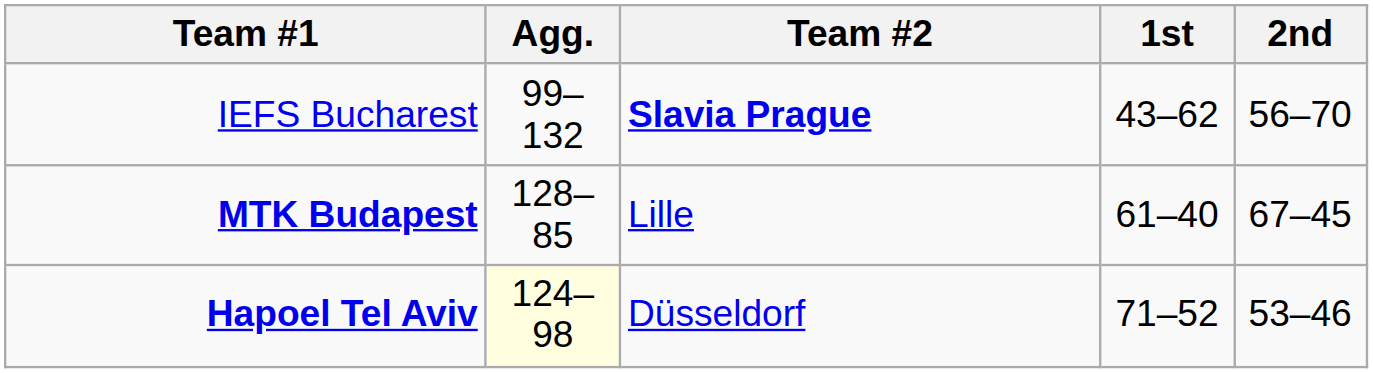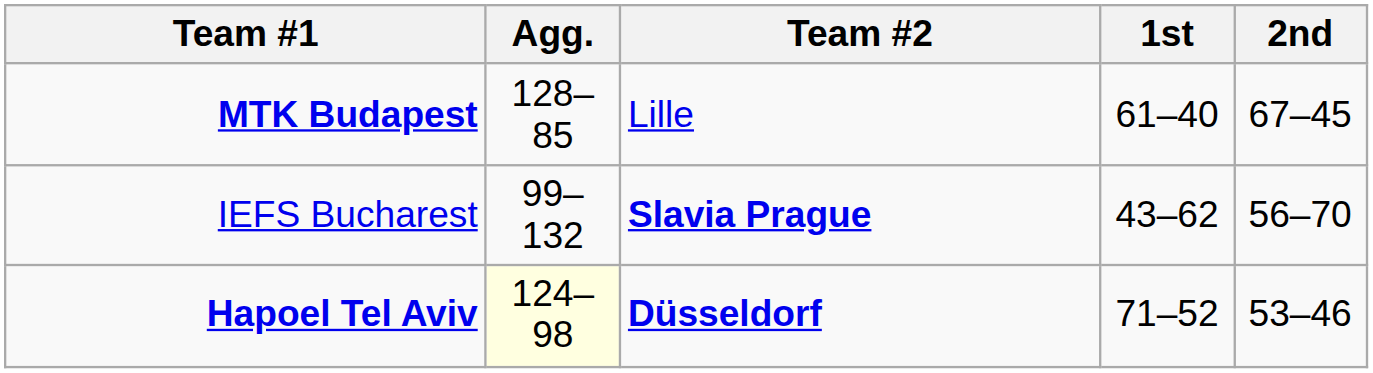rows swapped: (348, 113) <-> (348, 214)
(717, 314) normal -> (725, 314) bold
